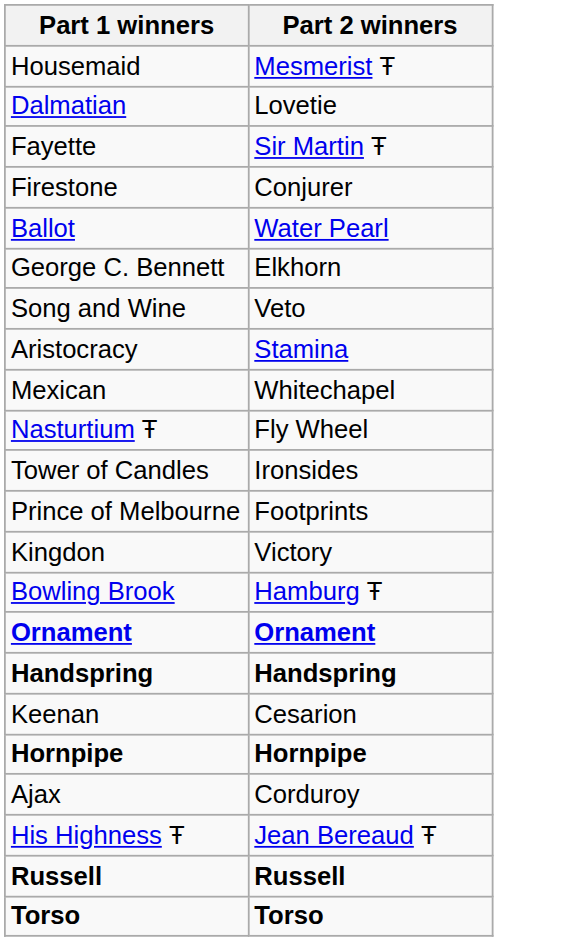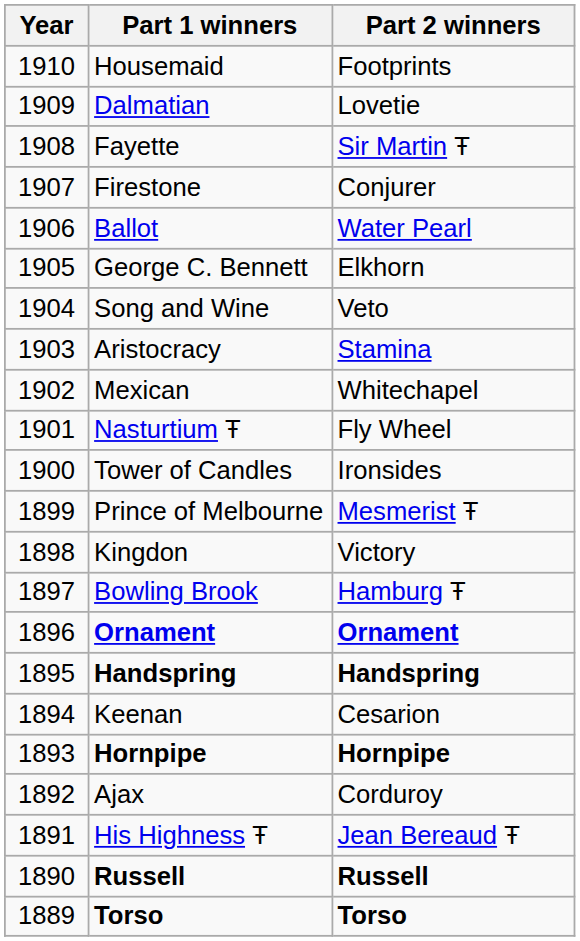+ column: (46, 26)
(325, 66) Mesmerist Ŧ -> (394, 66) Footprints
(311, 511) Footprints -> (408, 511) Mesmerist Ŧ
